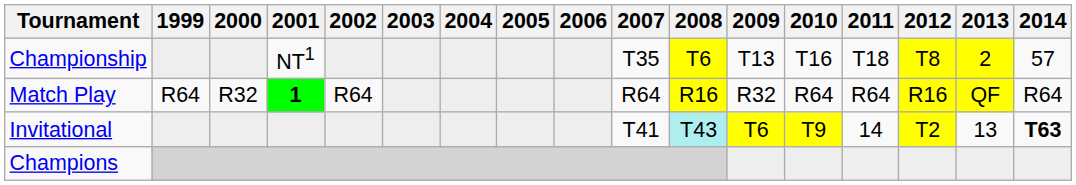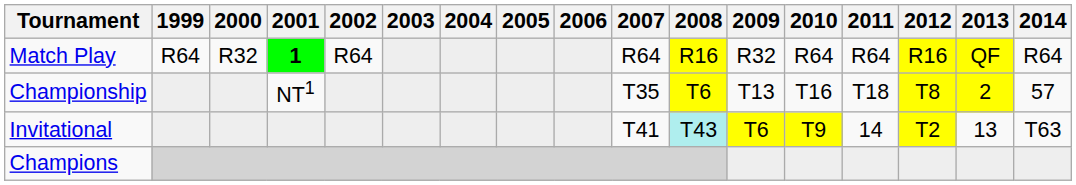rows swapped: (63, 95) <-> (78, 58)
(1043, 129) bold -> (1043, 129) normal
